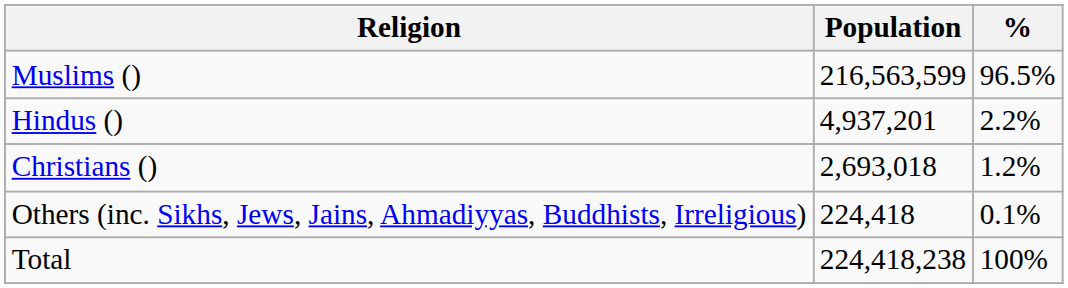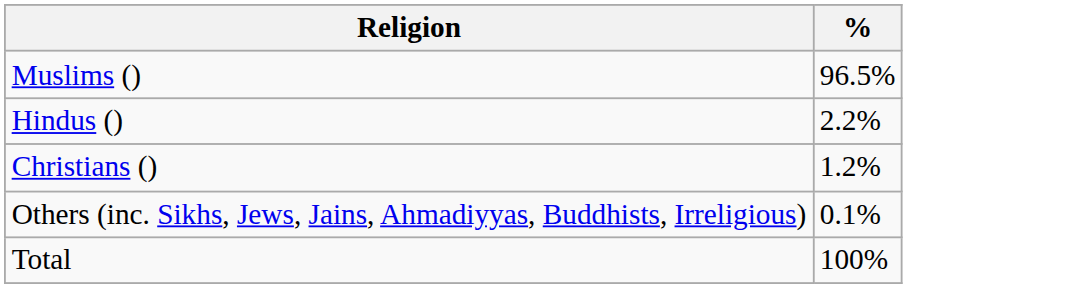- column: (893, 27)
